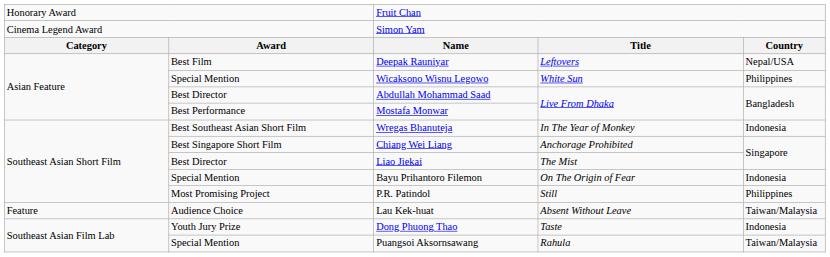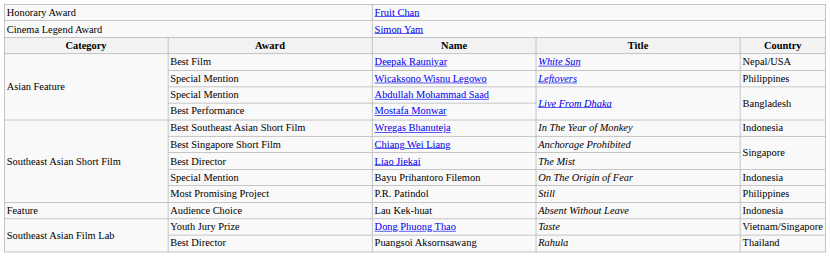(560, 62) Leftovers -> (559, 62) White Sun
(562, 78) White Sun -> (558, 78) Leftovers
(199, 95) Best Director -> (204, 95) Special Mention
(781, 210) Taiwan/Malaysia -> (763, 210) Indonesia
(766, 227) Indonesia -> (783, 227) Vietnam/Singapore
(205, 243) Special Mention -> (198, 243) Best Director
(781, 243) Taiwan/Malaysia -> (761, 243) Thailand
